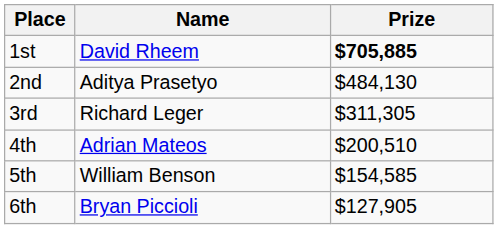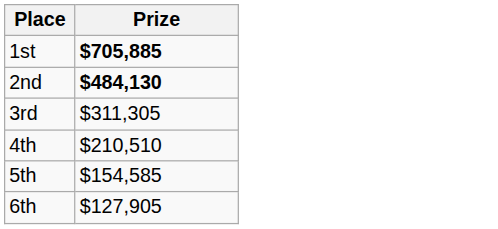- column: (203, 20)
(376, 82) normal -> (121, 82) bold
(376, 144) $200,510 -> (121, 144) $210,510
